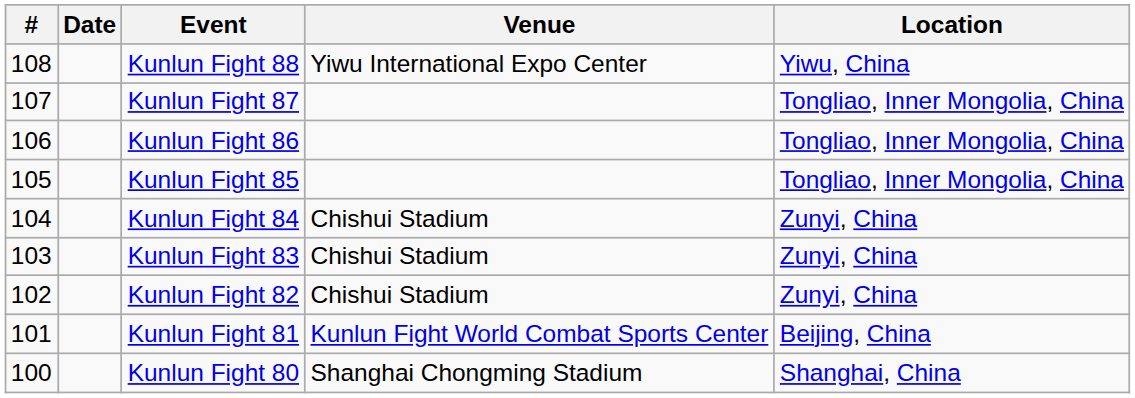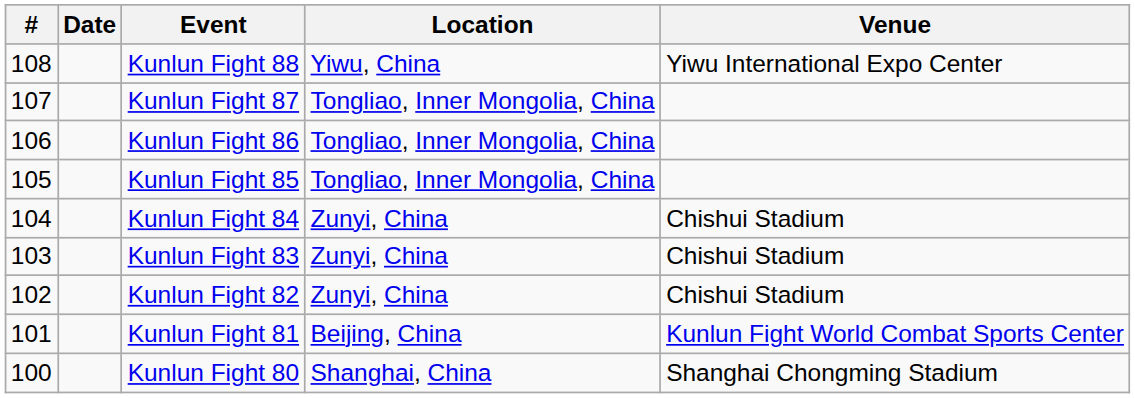columns swapped: (539, 25) <-> (952, 25)
